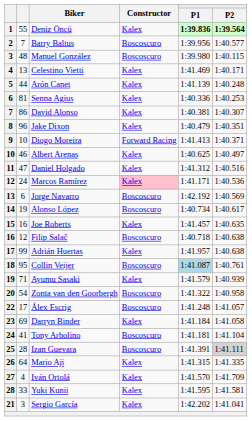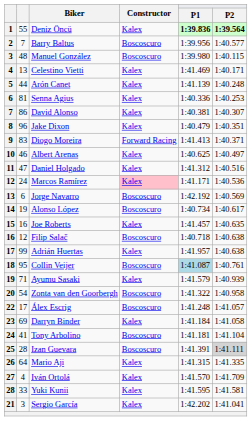(23, 140) 10 -> (23, 140) 83
